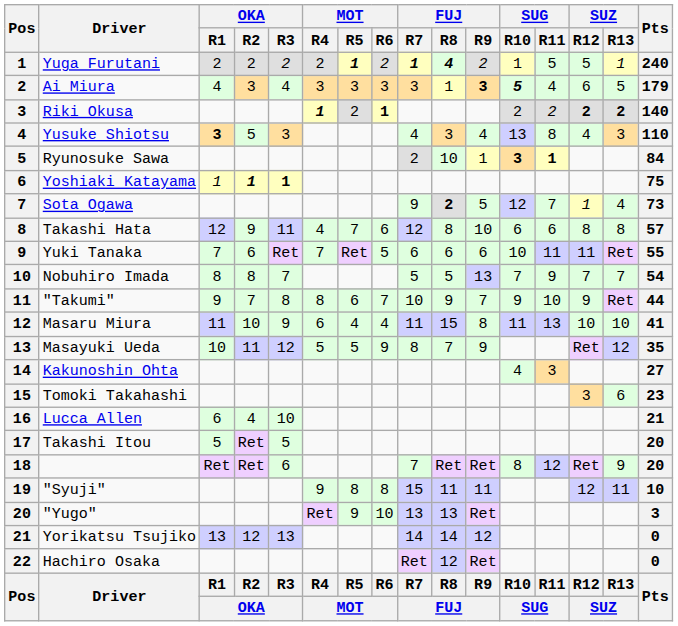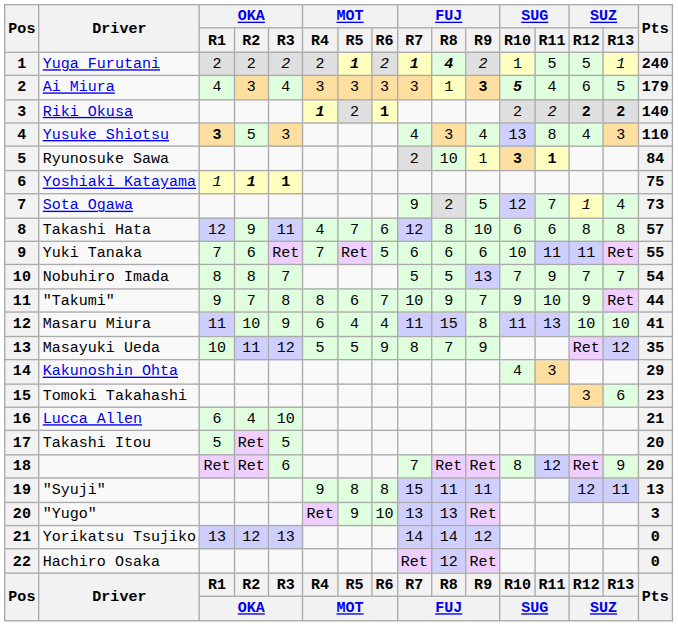(449, 206) bold -> (449, 206) normal
(655, 372) 27 -> (655, 372) 29
(655, 490) 10 -> (655, 490) 13
